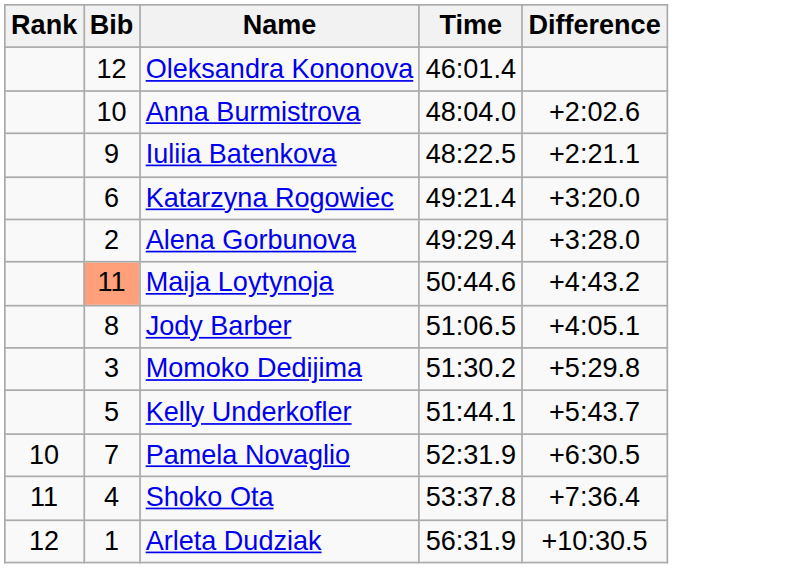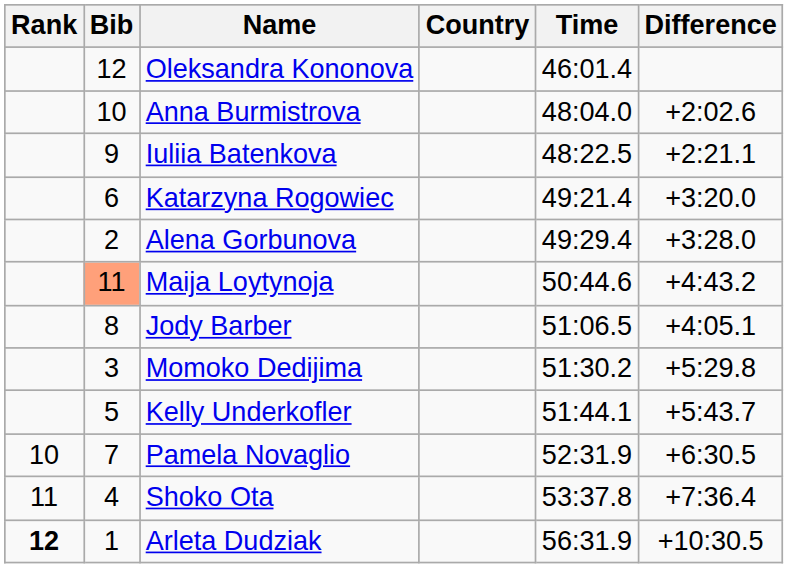+ column: (478, 25)
(44, 540) normal -> (44, 540) bold
